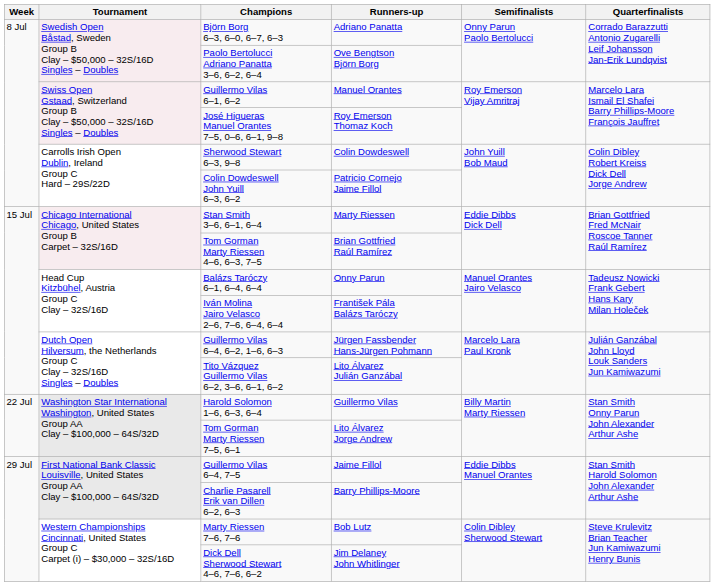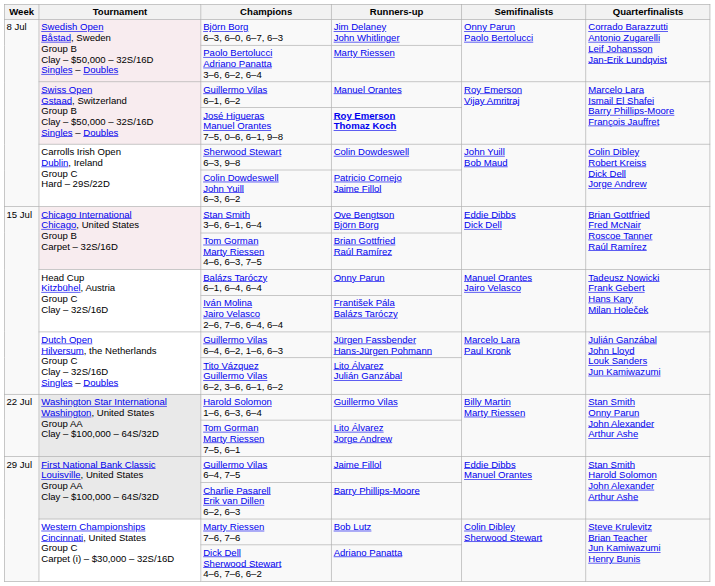(368, 27) Adriano Panatta -> (367, 33) Jim Delaney John Whitlinger
(364, 58) Ove Bengtson Björn Borg -> (364, 53) Marty Riessen
(363, 121) normal -> (365, 121) bold
(364, 215) Marty Riessen -> (364, 220) Ove Bengtson Björn Borg
(367, 558) Jim Delaney John Whitlinger -> (368, 553) Adriano Panatta
